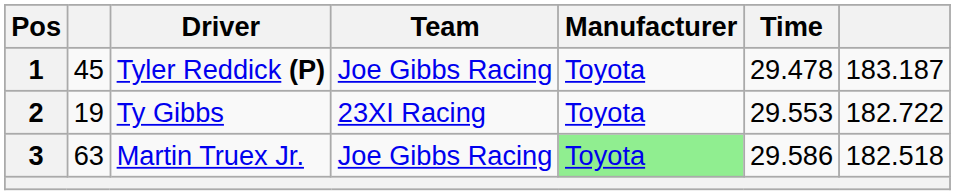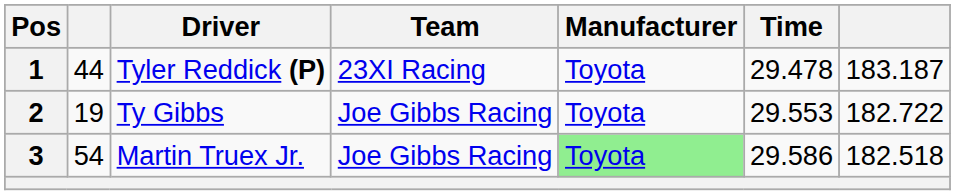(89, 70) 45 -> (89, 70) 44
(445, 70) Joe Gibbs Racing -> (412, 70) 23XI Racing
(412, 113) 23XI Racing -> (445, 113) Joe Gibbs Racing
(89, 156) 63 -> (89, 156) 54
